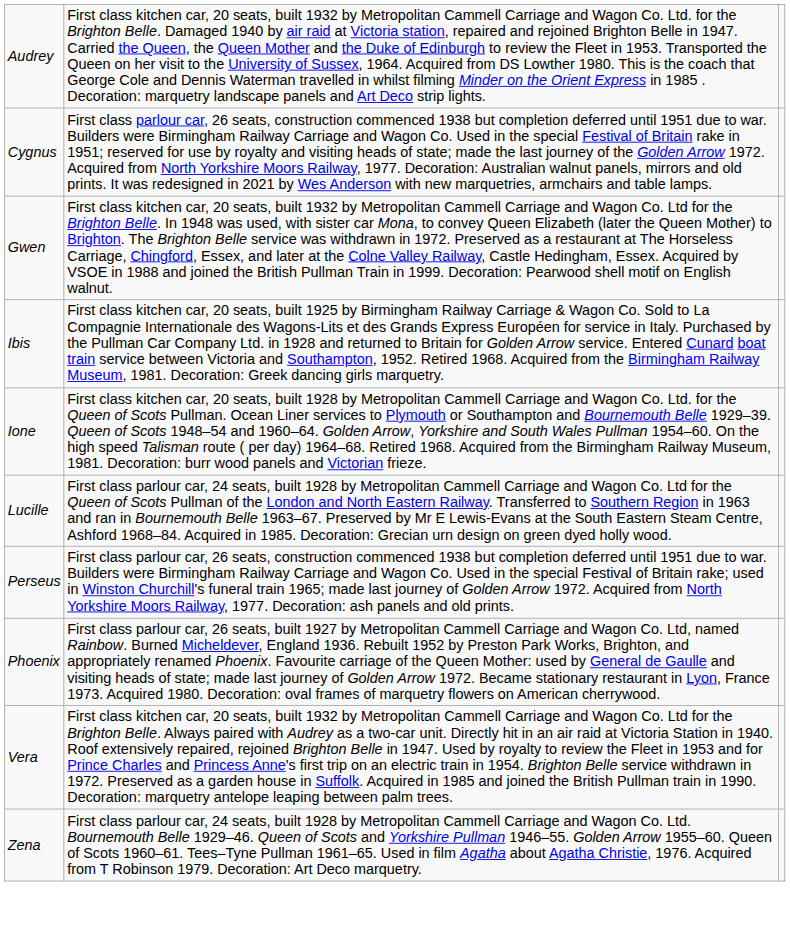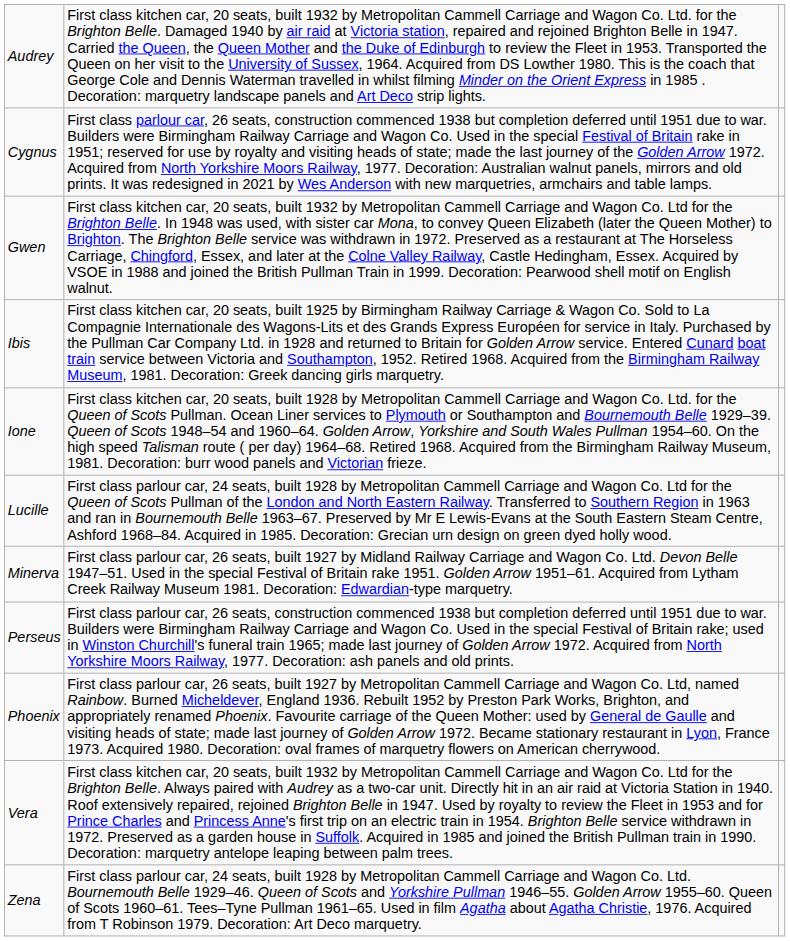+ row: (33, 574)
